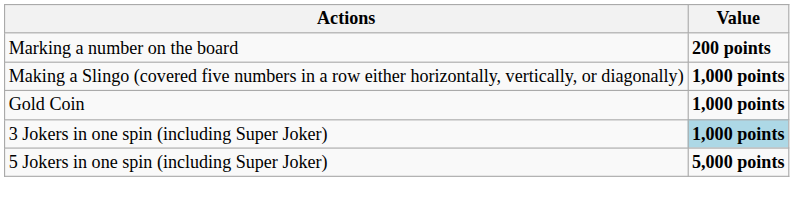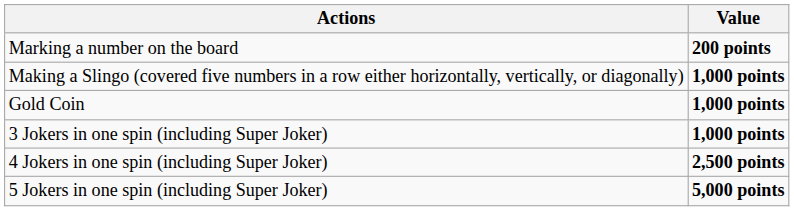(738, 133) lightblue background -> (738, 133) no background
+ row: (168, 162)
